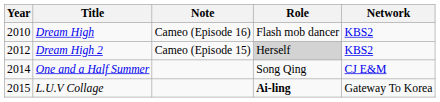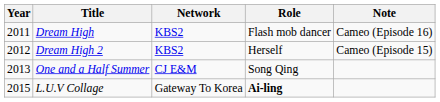columns swapped: (388, 13) <-> (203, 13)
(19, 32) 2010 -> (19, 32) 2011
(273, 50) lightgrey background -> (265, 50) no background
(19, 69) 2014 -> (19, 69) 2013
